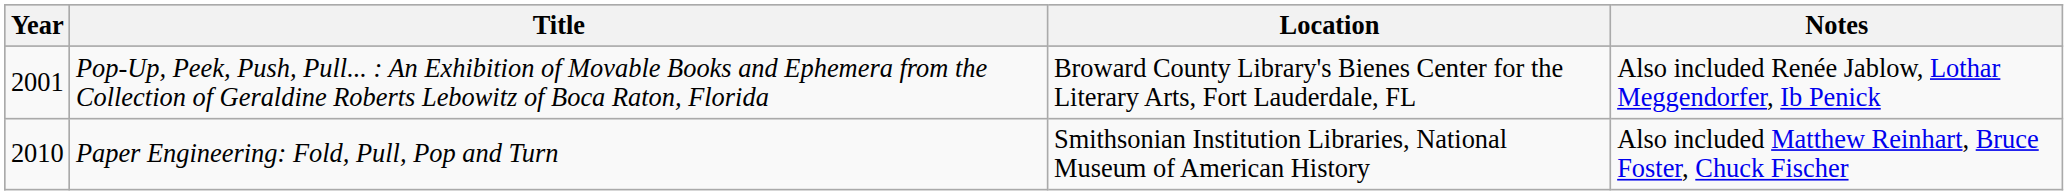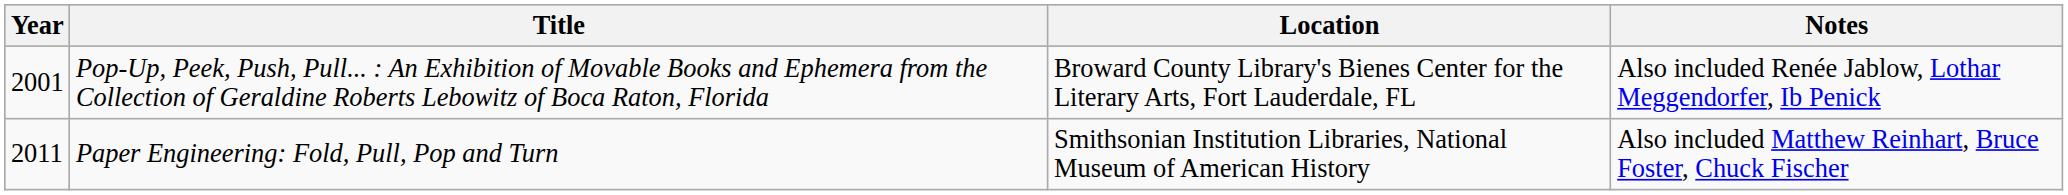(37, 153) 2010 -> (37, 153) 2011
